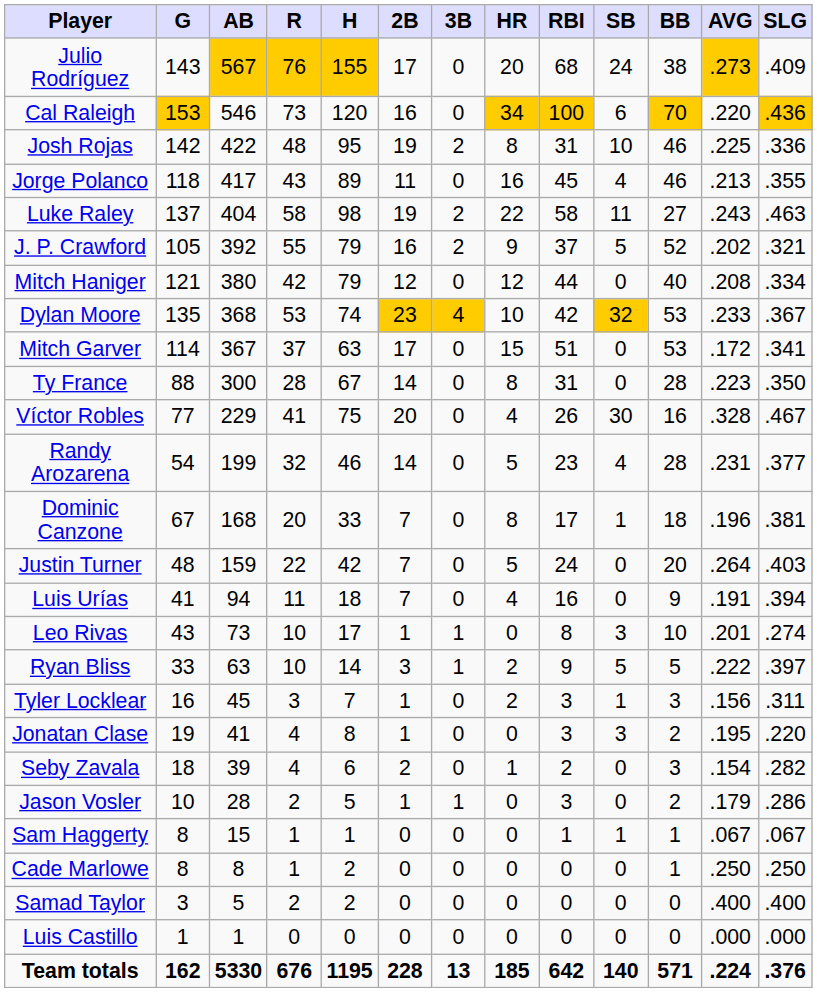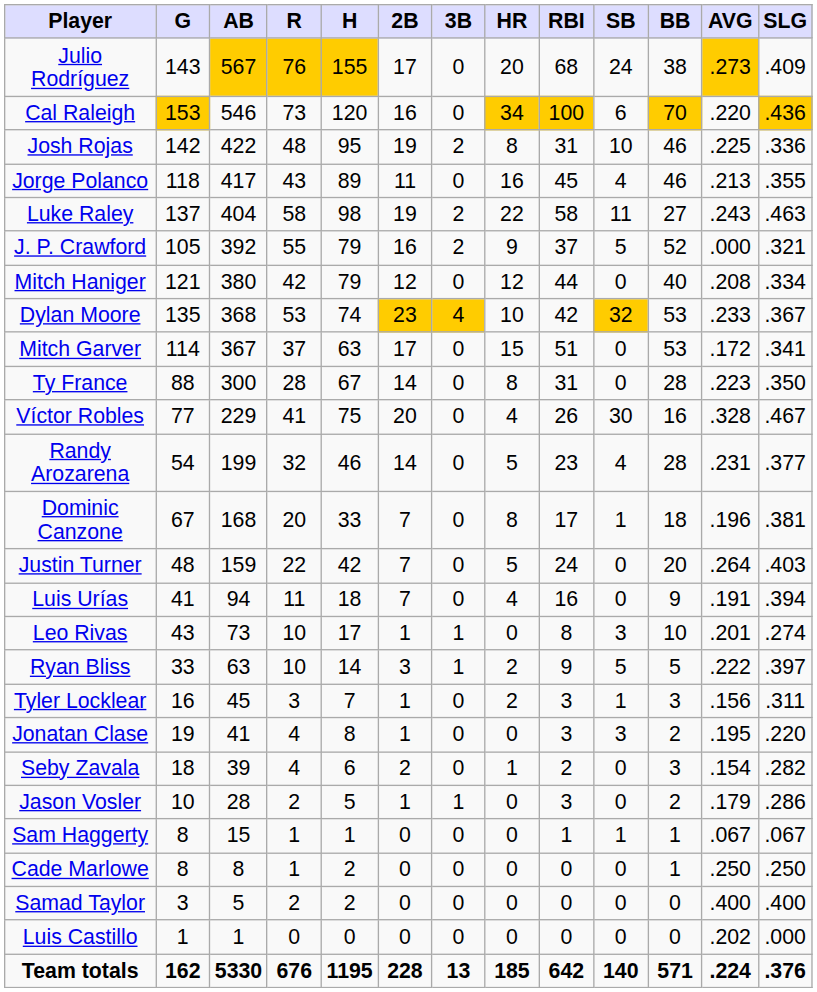(730, 247) .202 -> (730, 247) .000
(730, 936) .000 -> (730, 936) .202
